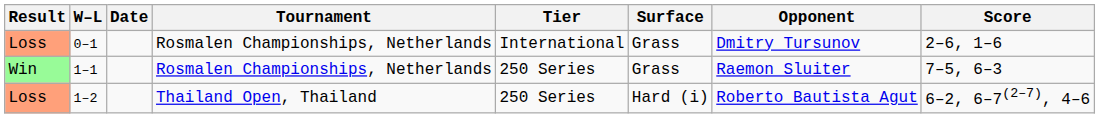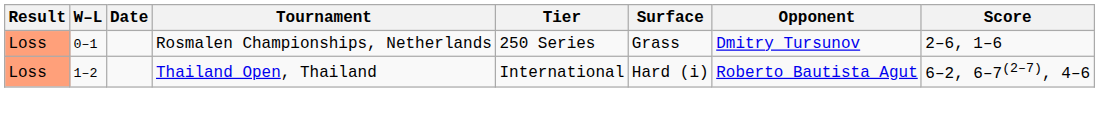(562, 44) International -> (547, 44) 250 Series
- row: (86, 70)
(547, 98) 250 Series -> (562, 72) International
